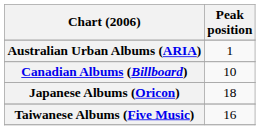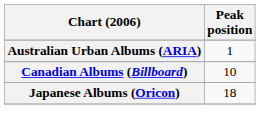- row: (104, 114)
